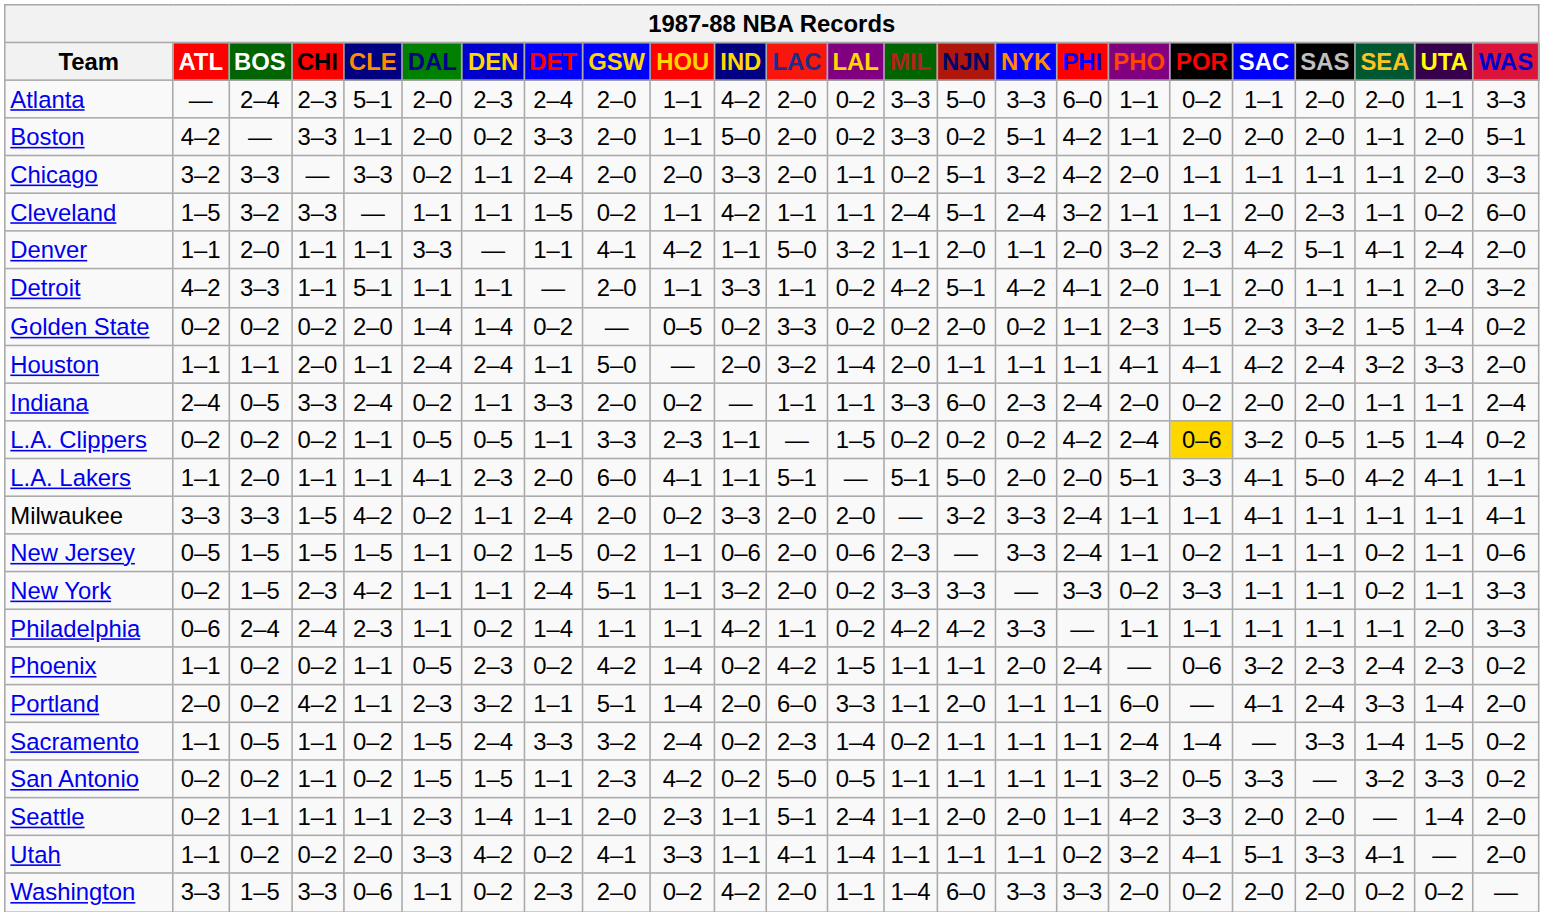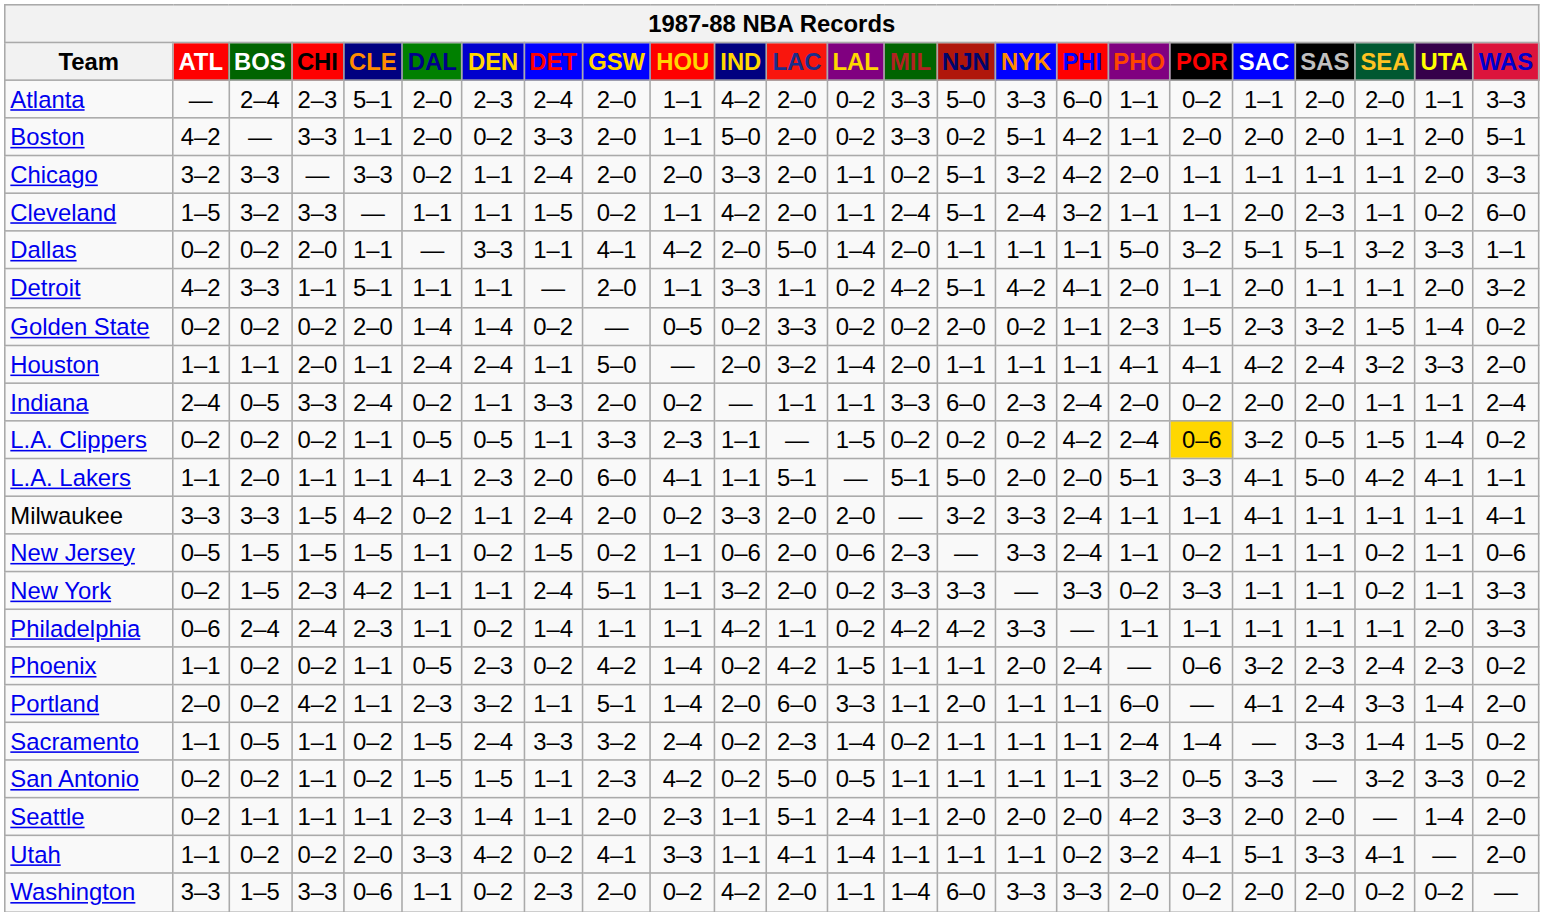(797, 213) 1–1 -> (797, 213) 2–0
+ row: (43, 251)
- row: (49, 251)
(1082, 817) 1–1 -> (1082, 817) 2–0
